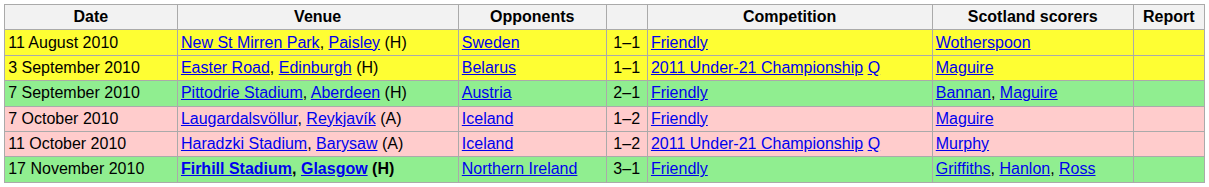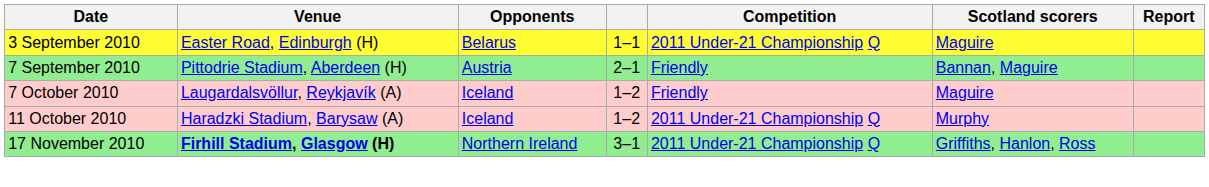- row: (63, 42)
(679, 169) Friendly -> (766, 144) 2011 Under-21 Championship Q
